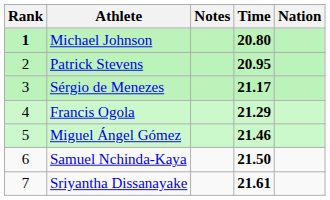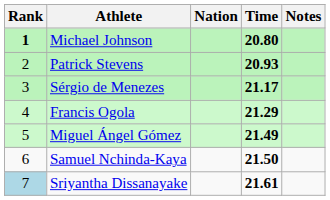columns swapped: (300, 16) <-> (212, 16)
(254, 64) 20.95 -> (262, 64) 20.93
(254, 135) 21.46 -> (262, 135) 21.49
(25, 183) no background -> (25, 183) lightblue background
